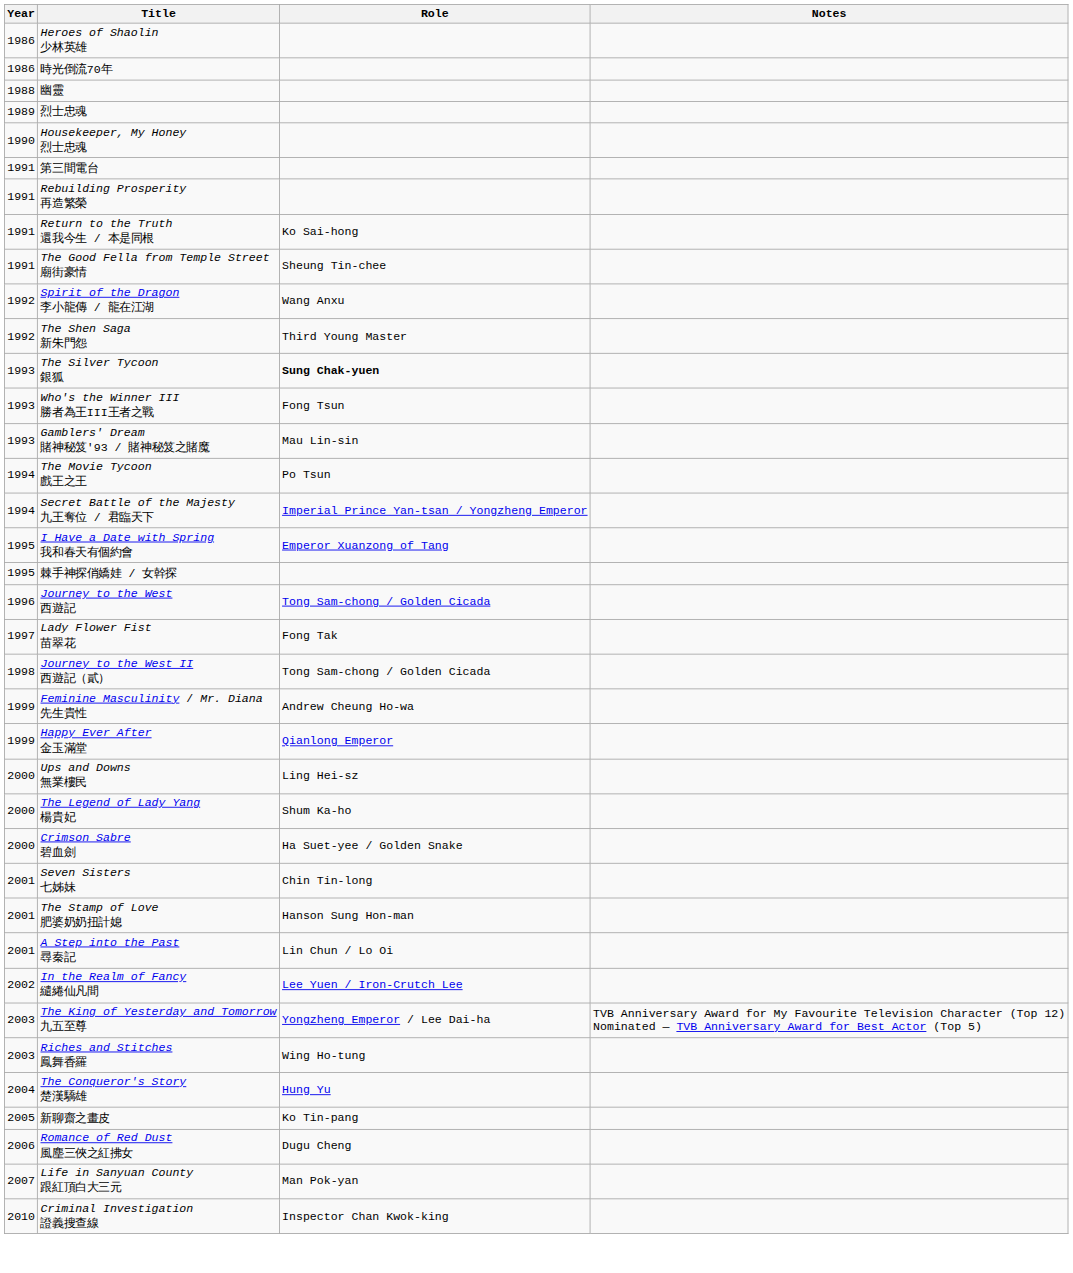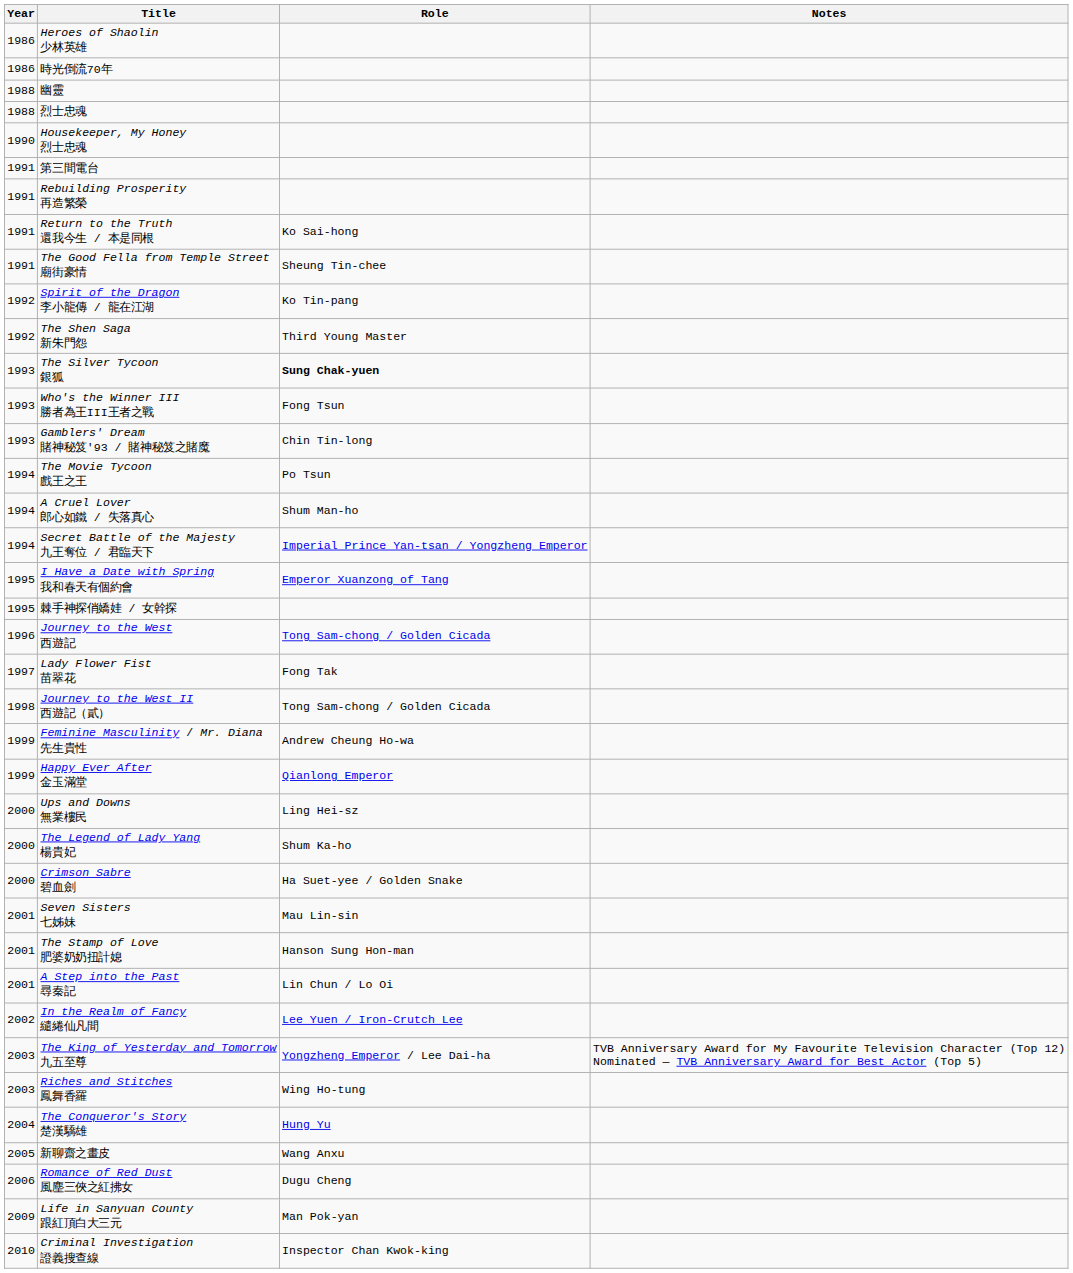(21, 112) 1989 -> (21, 112) 1988
(313, 301) Wang Anxu -> (320, 301) Ko Tin-pang
(320, 441) Mau Lin-sin -> (327, 441) Chin Tin-long
+ row: (97, 510)
(327, 881) Chin Tin-long -> (320, 916) Mau Lin-sin
(320, 1118) Ko Tin-pang -> (313, 1153) Wang Anxu
(21, 1181) 2007 -> (21, 1216) 2009
